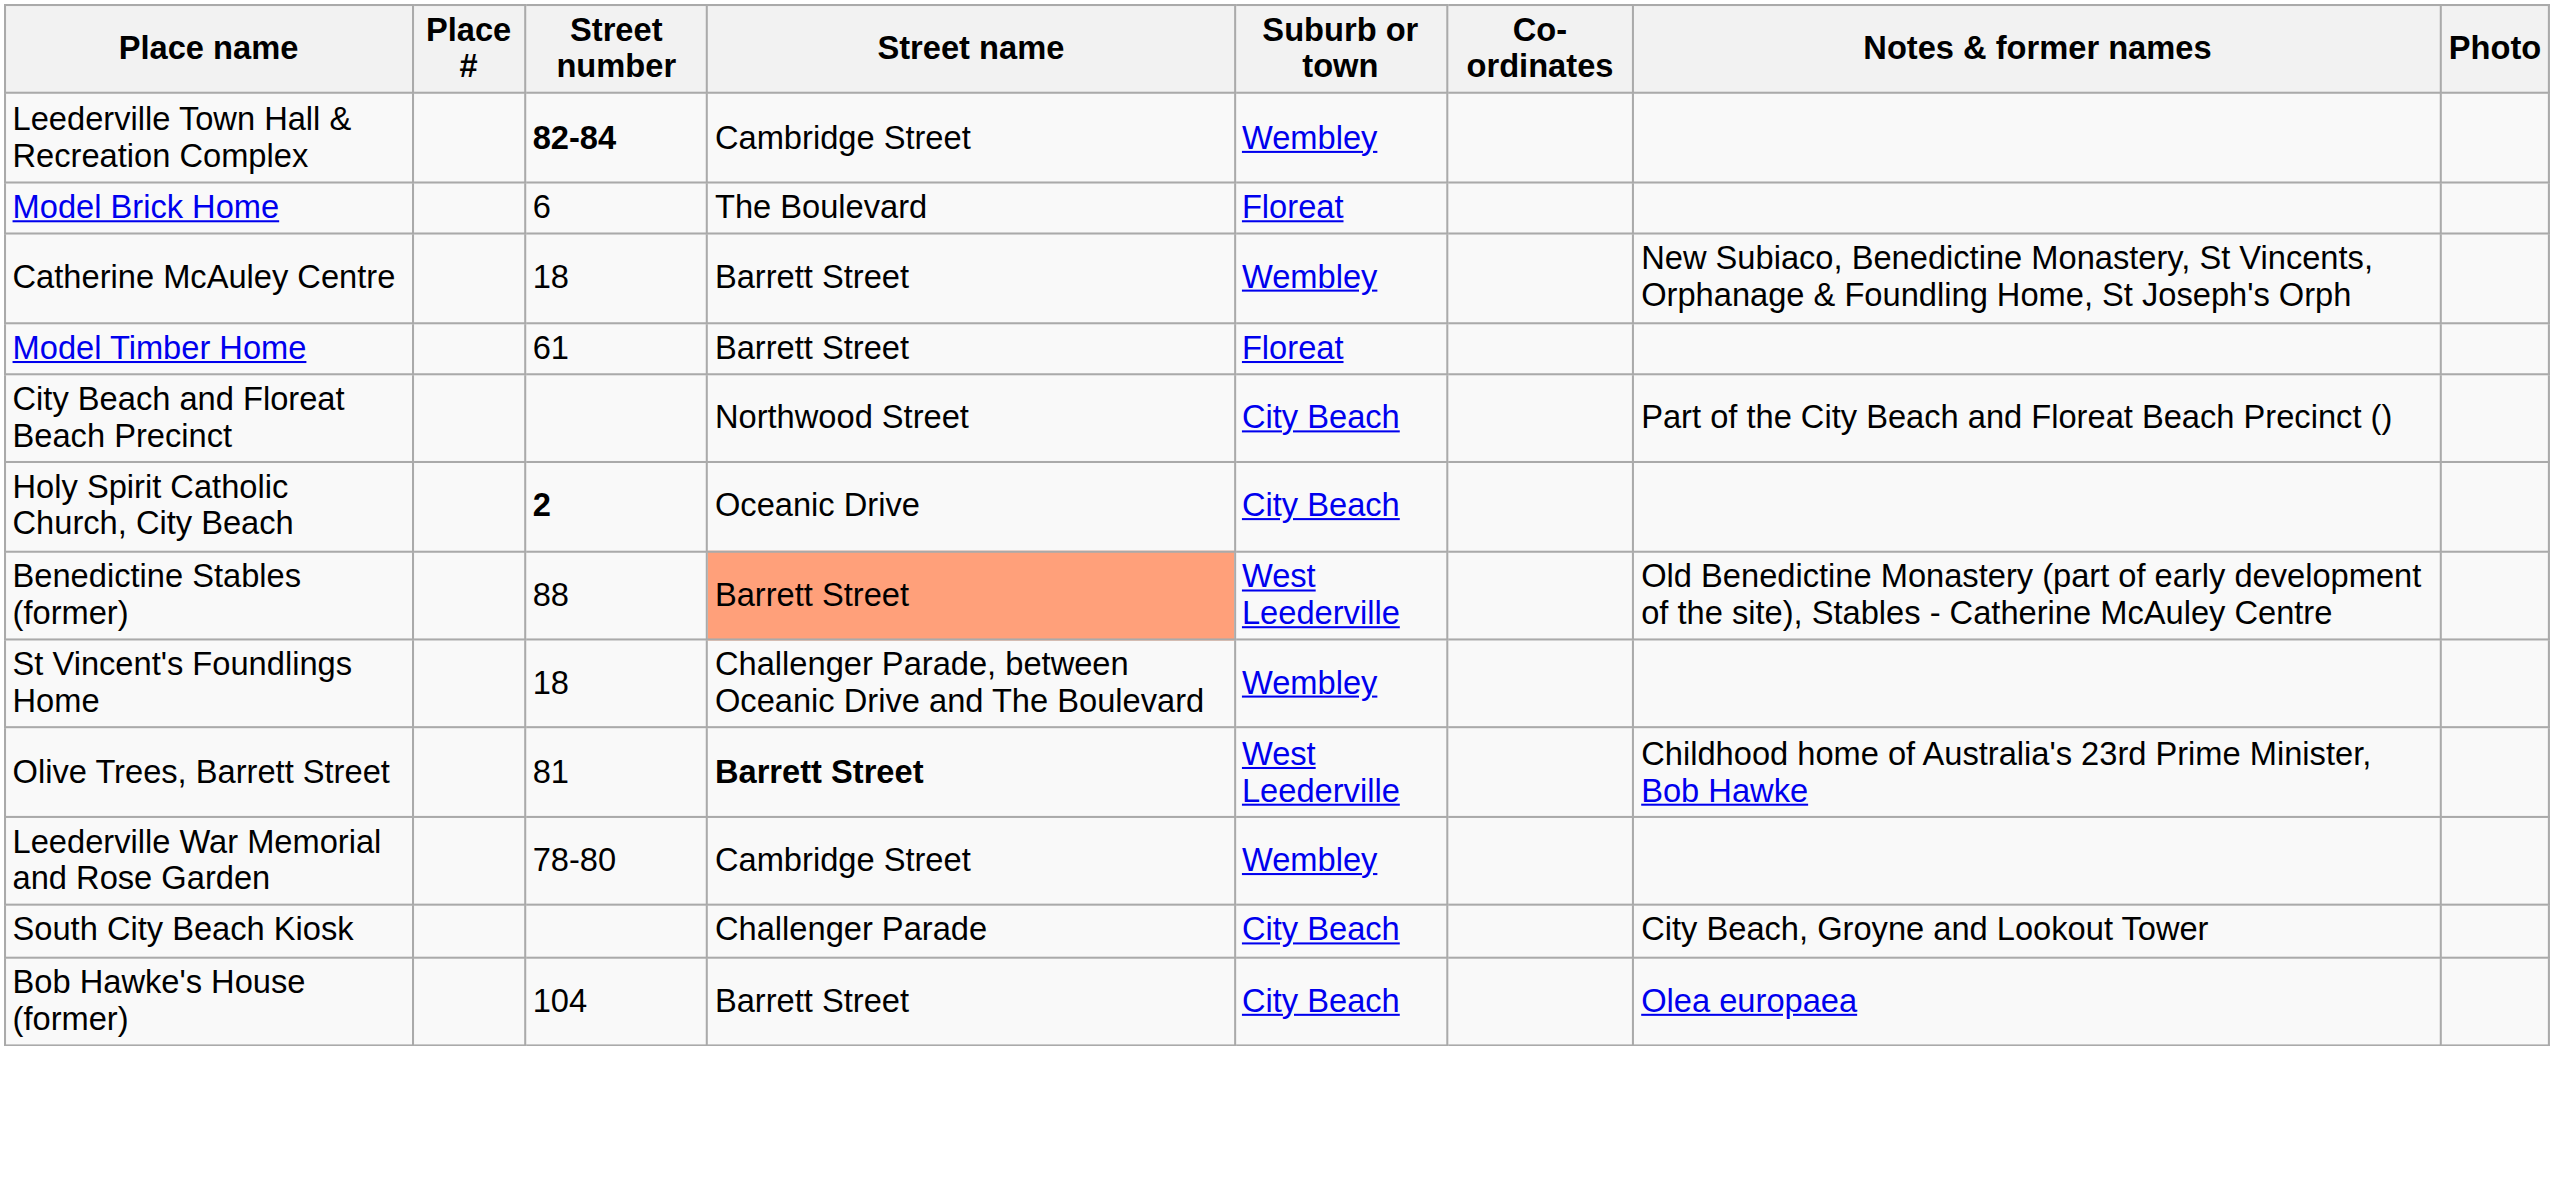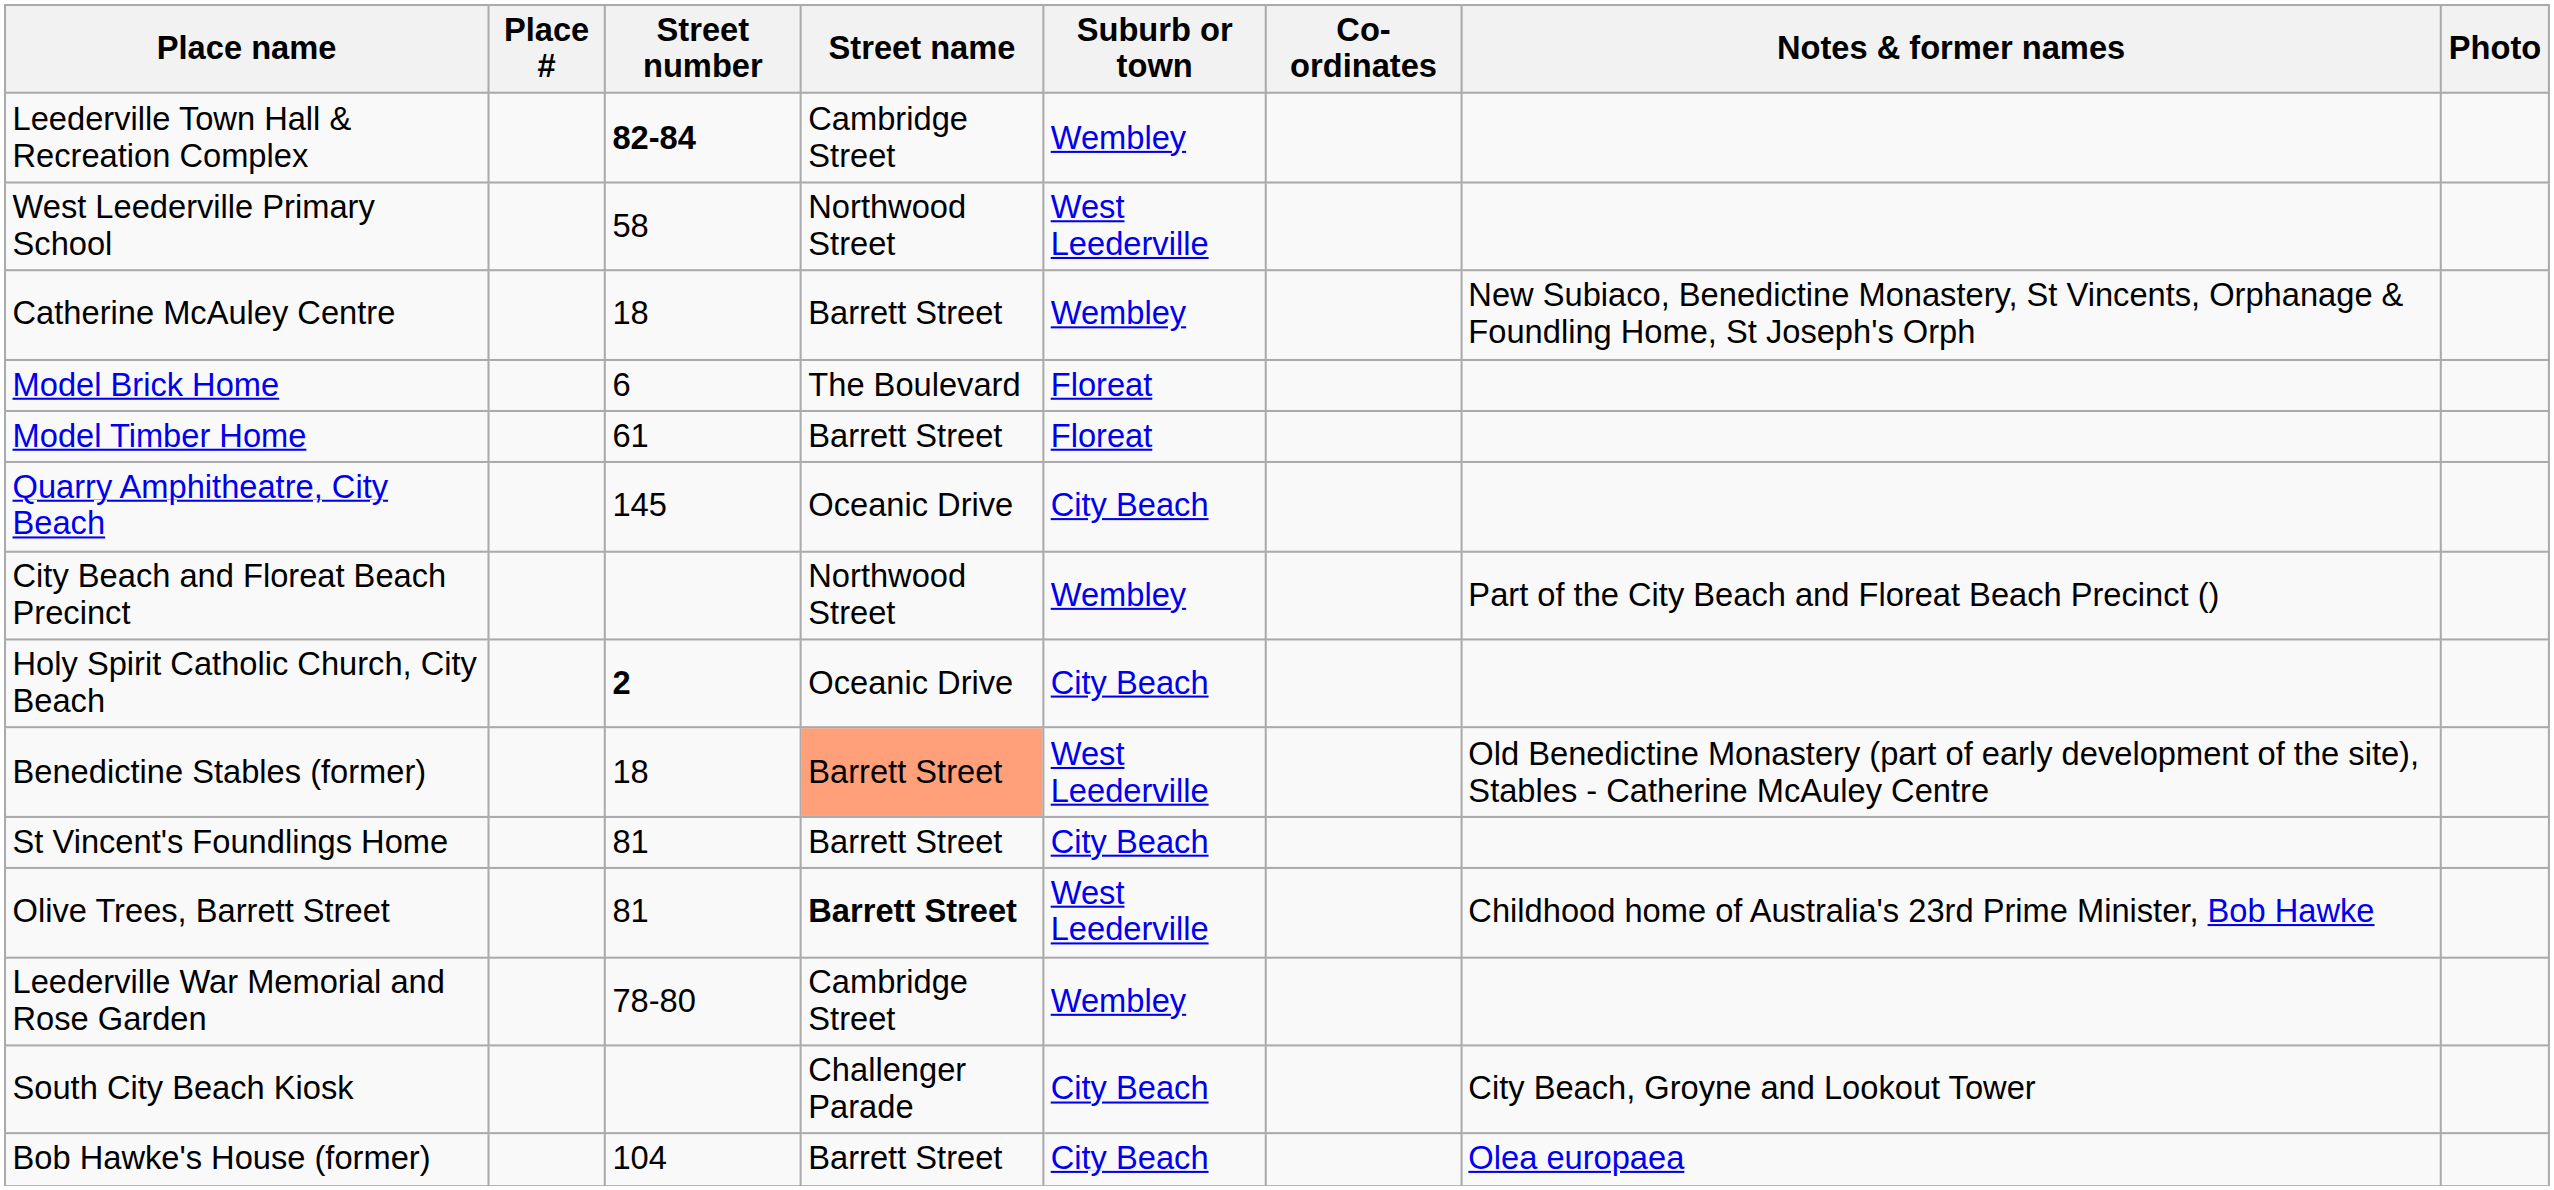+ row: (194, 225)
rows swapped: (204, 277) <-> (146, 207)
+ row: (200, 506)
(1321, 417) City Beach -> (1118, 594) Wembley
(551, 594) 88 -> (631, 771) 18
(551, 683) 18 -> (631, 841) 81
(960, 683) Challenger Parade, between Oceanic Drive and The Boulevard -> (905, 841) Barrett Street
(1310, 683) Wembley -> (1130, 841) City Beach
